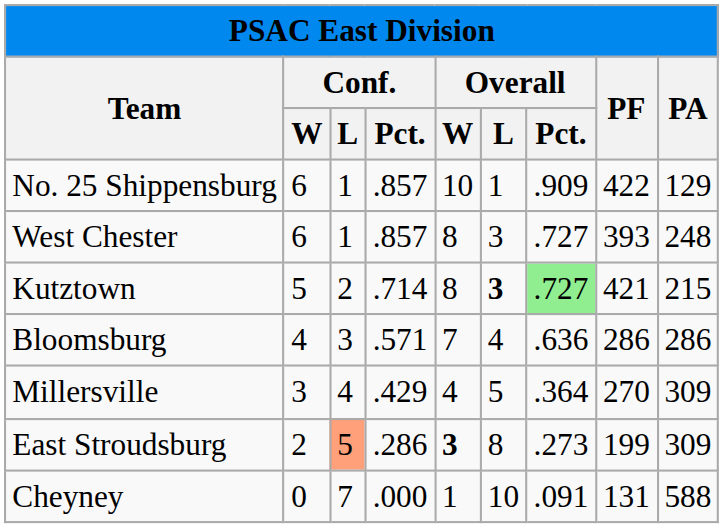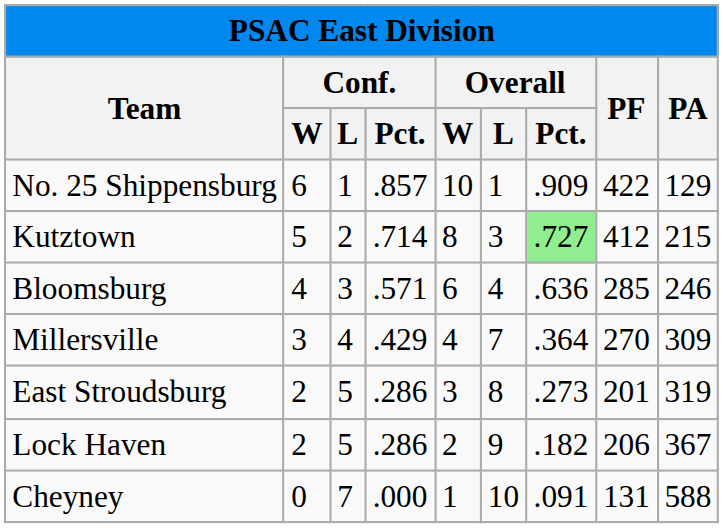- row: (95, 237)
(496, 288) bold -> (496, 237) normal
(626, 288) 421 -> (626, 237) 412
(450, 340) 7 -> (450, 288) 6
(626, 340) 286 -> (626, 288) 285
(688, 340) 286 -> (688, 288) 246
(496, 391) 5 -> (496, 340) 7
(345, 443) lightsalmon background -> (345, 391) no background
(450, 443) bold -> (450, 391) normal
(626, 443) 199 -> (626, 391) 201
(688, 443) 309 -> (688, 391) 319
+ row: (89, 443)
